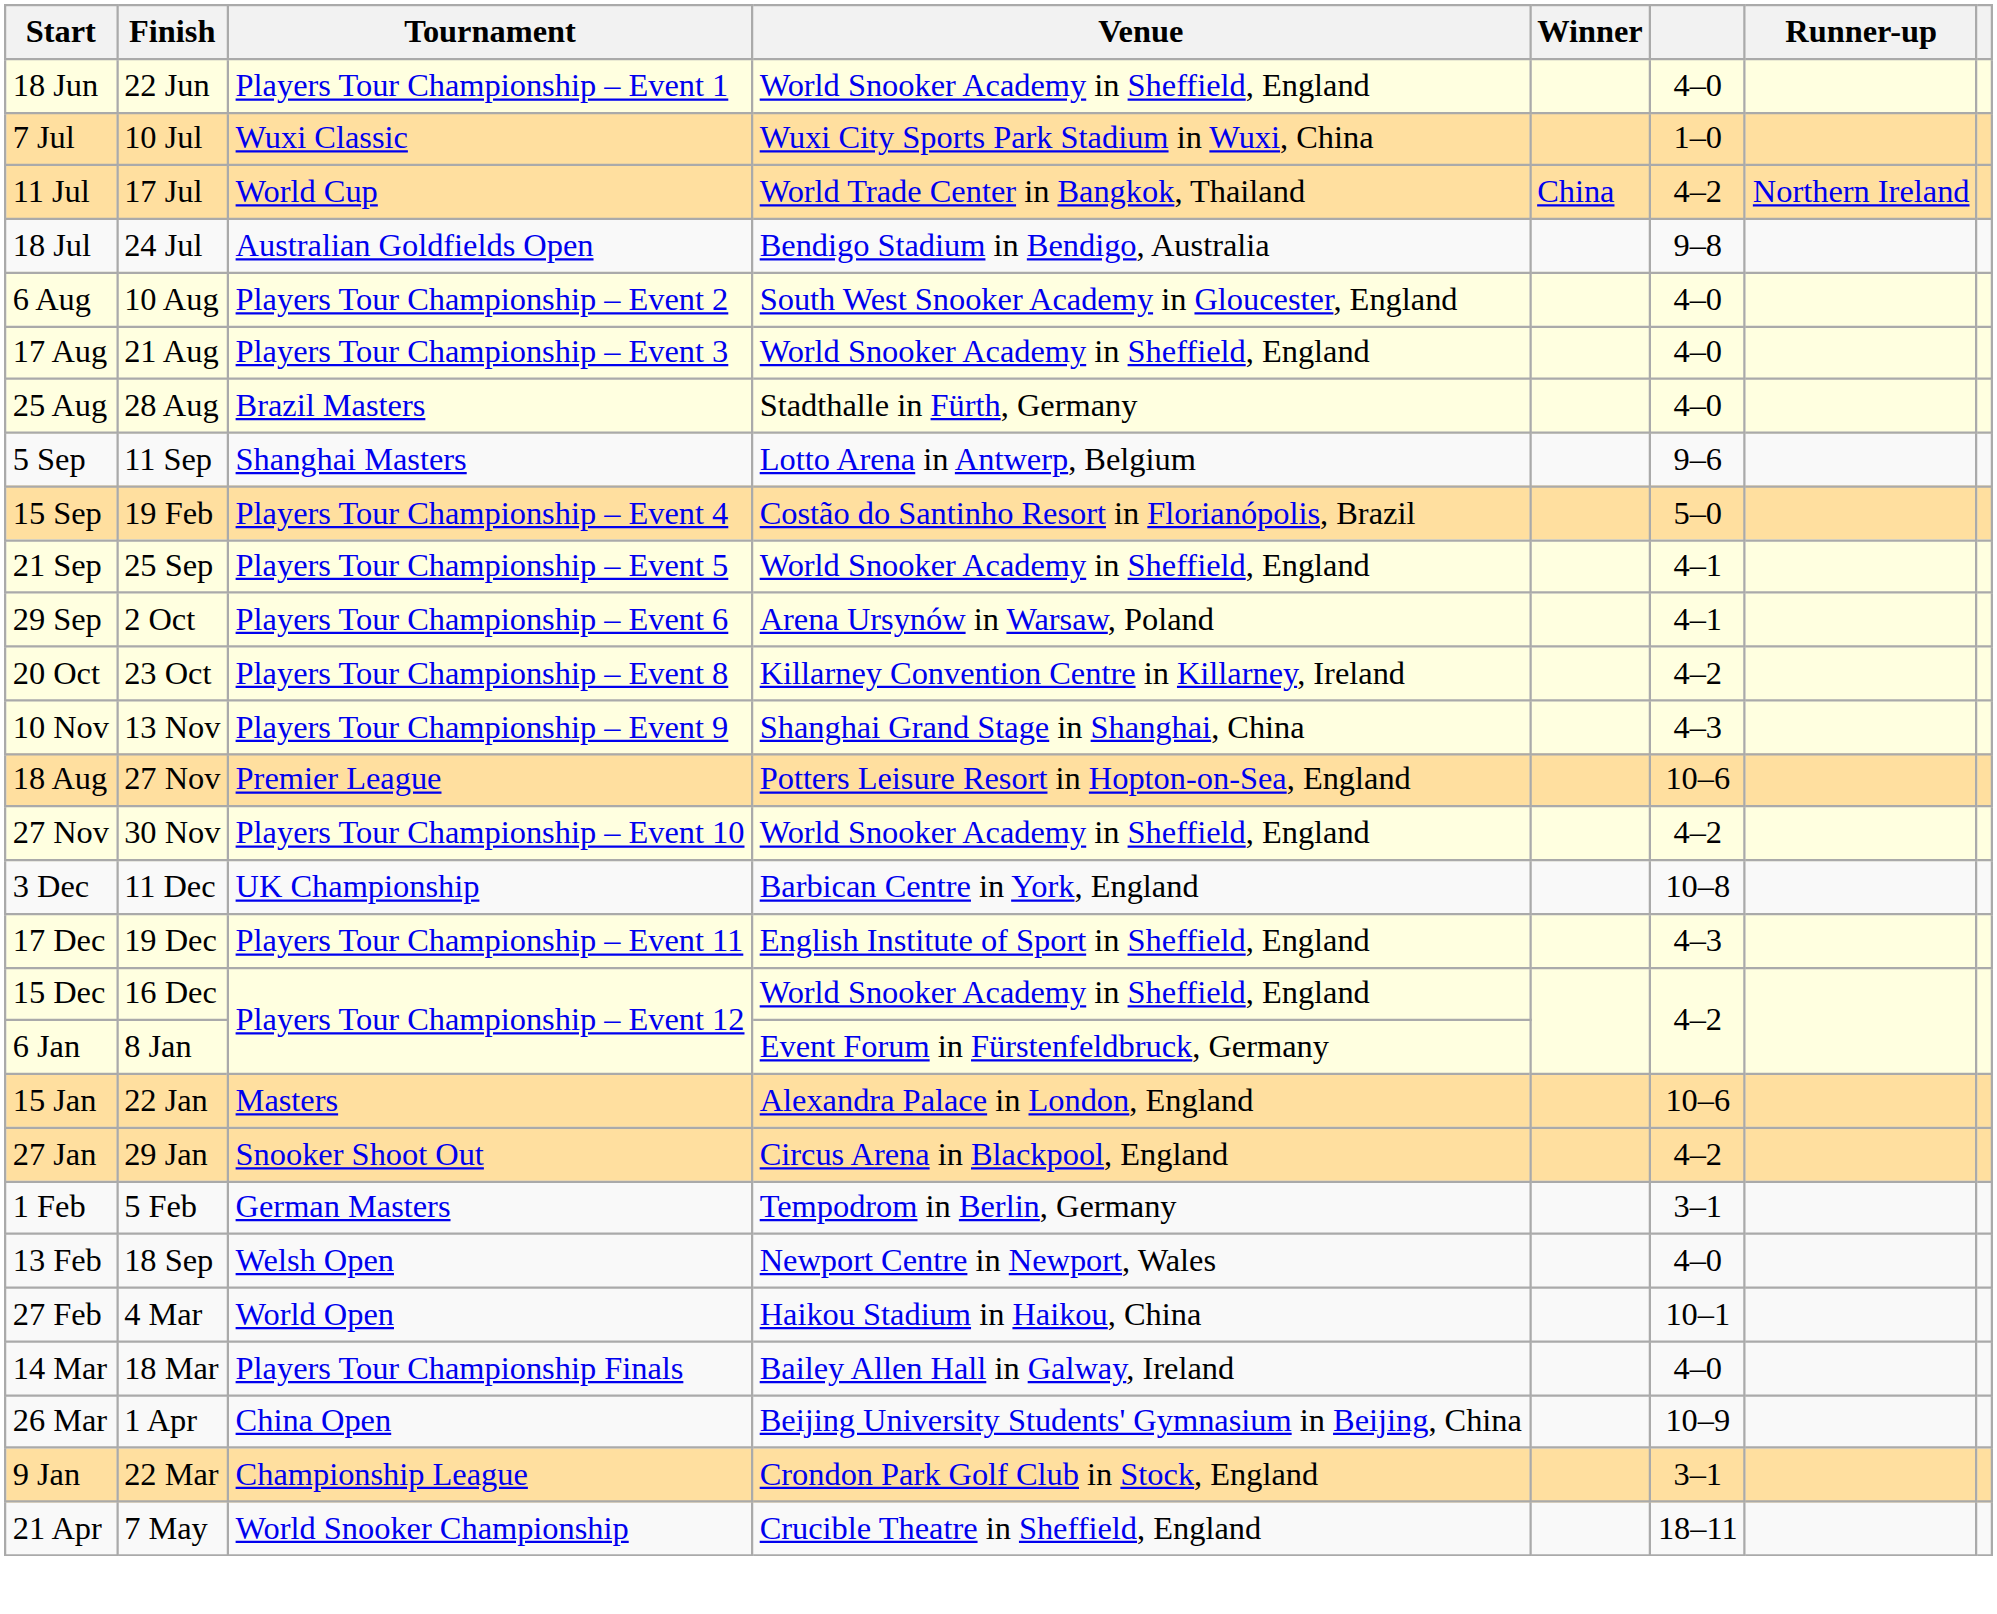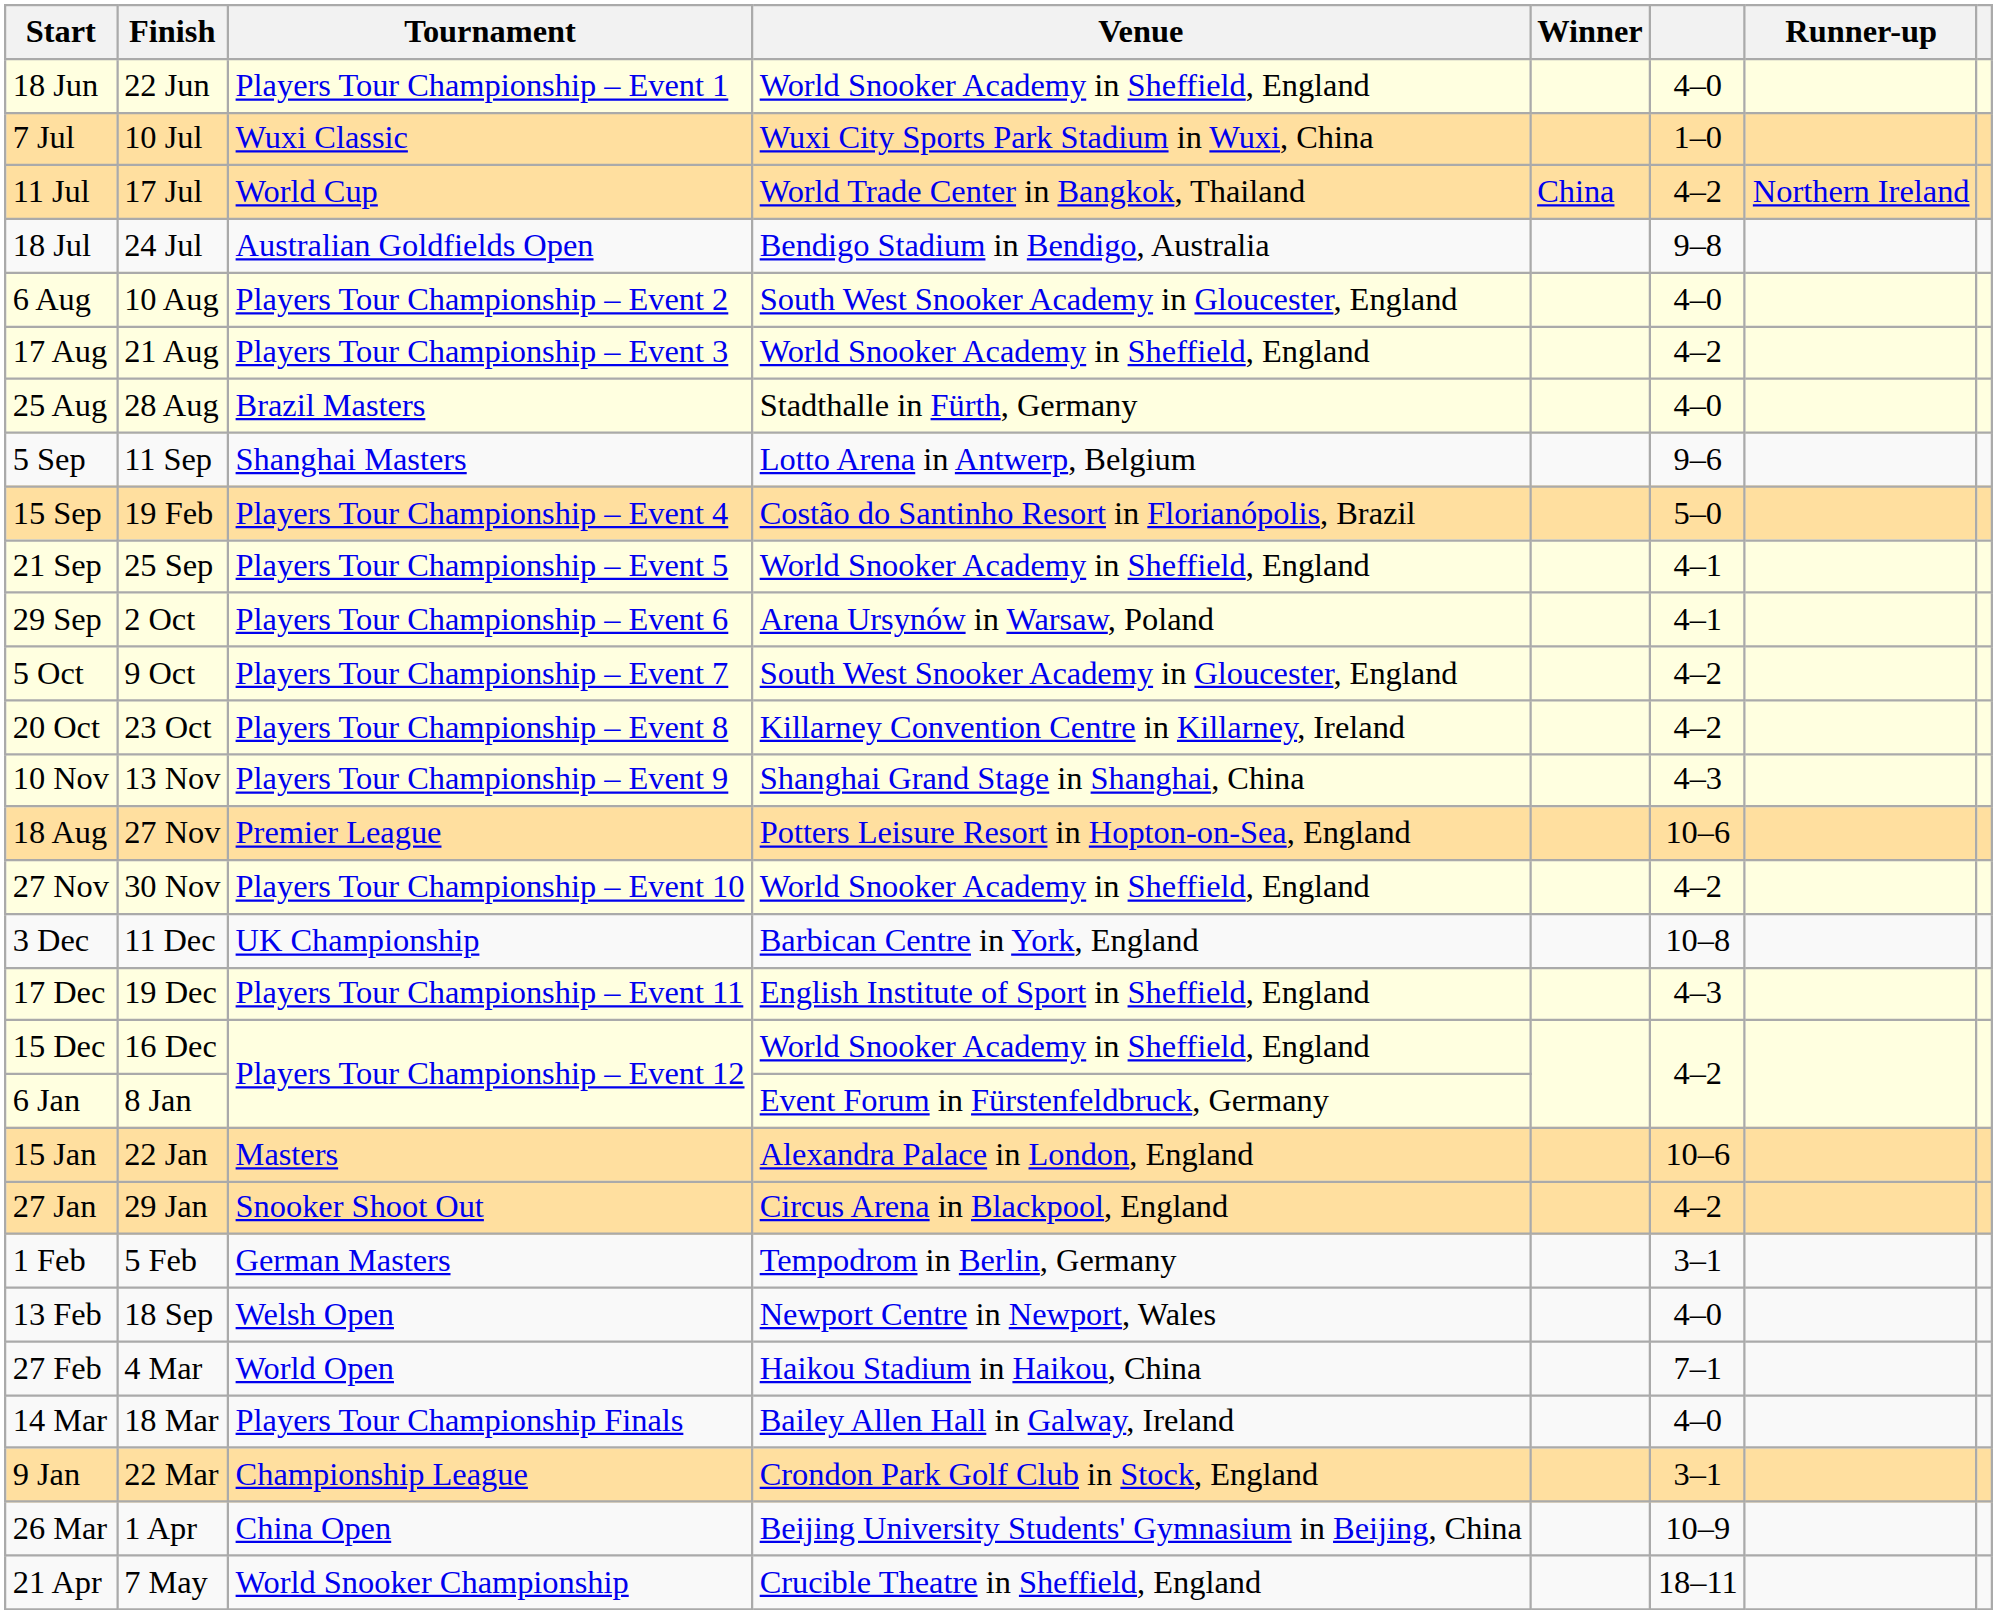(1698, 352) 4–0 -> (1698, 352) 4–2
+ row: (48, 672)
(1698, 1314) 10–1 -> (1698, 1367) 7–1
rows swapped: (46, 1474) <-> (60, 1420)
